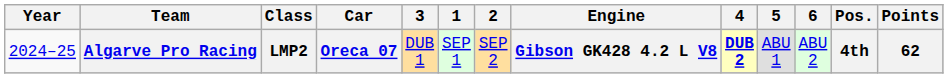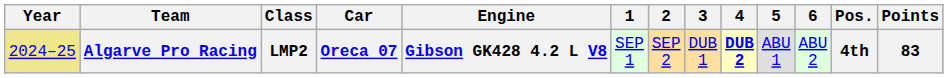columns swapped: (616, 17) <-> (420, 17)
(42, 51) no background -> (42, 51) khaki background
(910, 51) 62 -> (910, 51) 83
